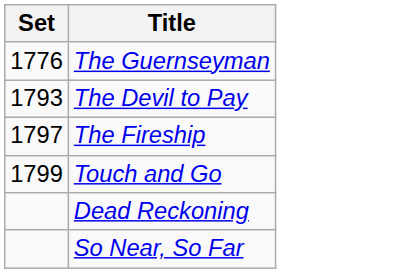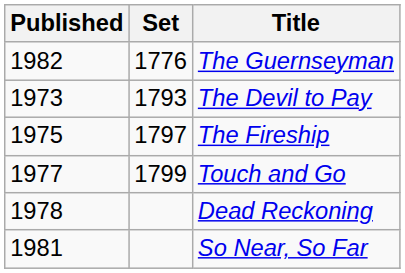+ column: (67, 23)
